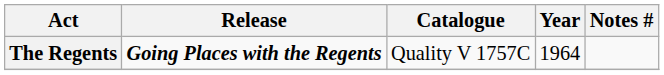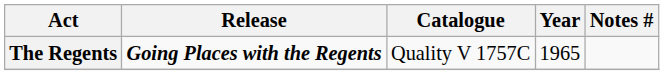(560, 52) 1964 -> (560, 52) 1965
